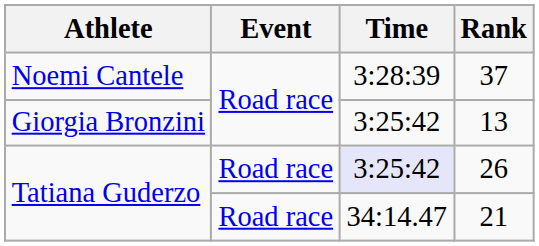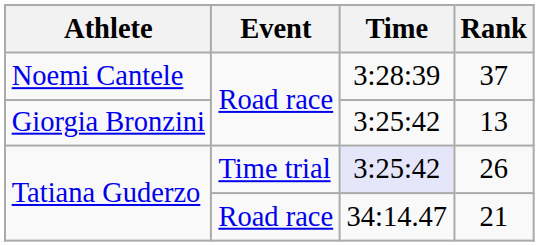(276, 169) Road race -> (275, 169) Time trial
